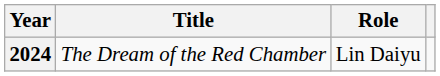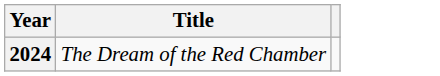- column: (378, 20)
